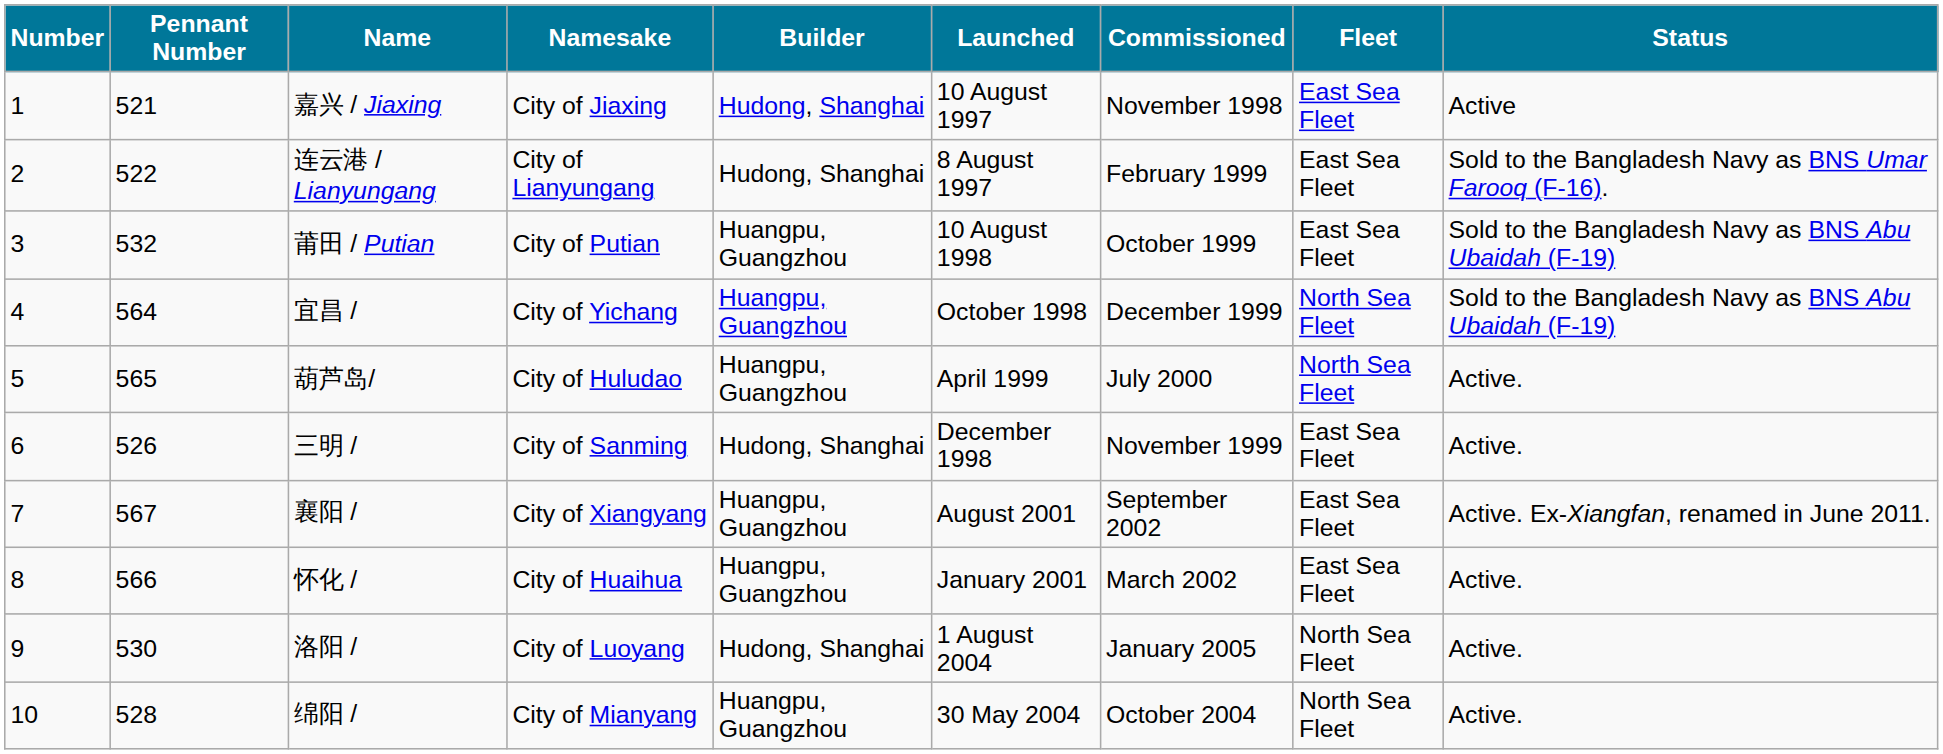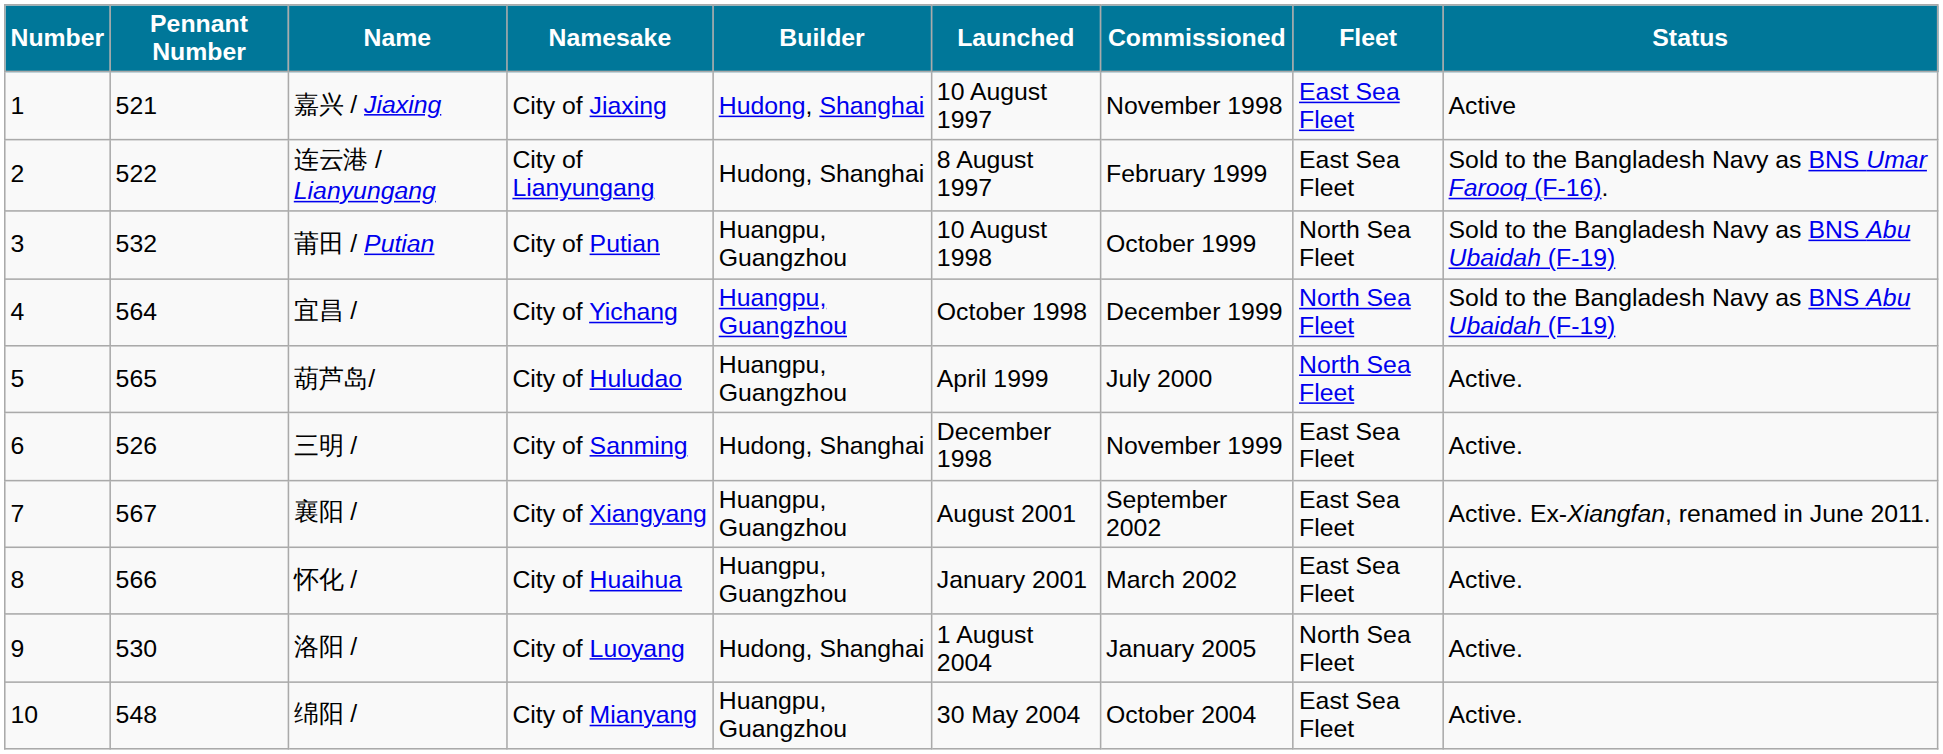(1349, 244) East Sea Fleet -> (1355, 244) North Sea Fleet
(136, 715) 528 -> (136, 715) 548
(1355, 715) North Sea Fleet -> (1349, 715) East Sea Fleet
